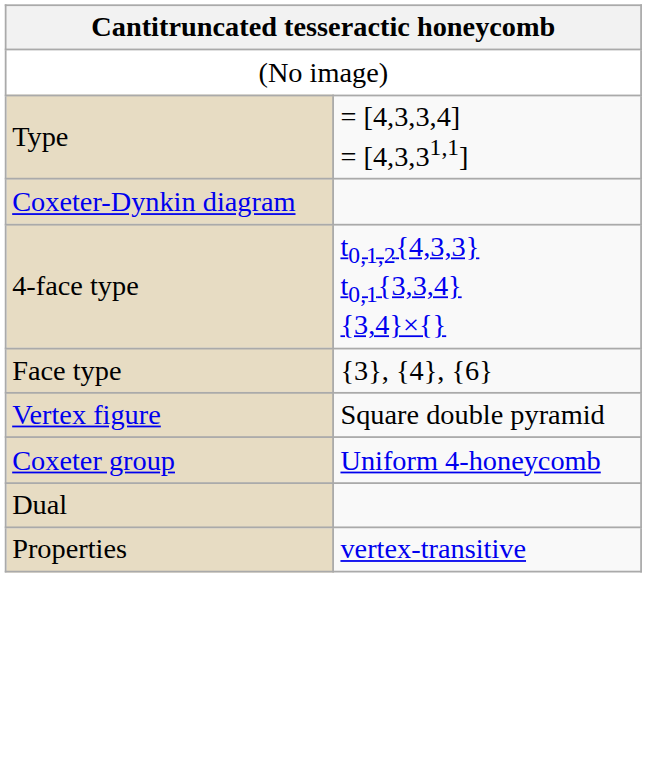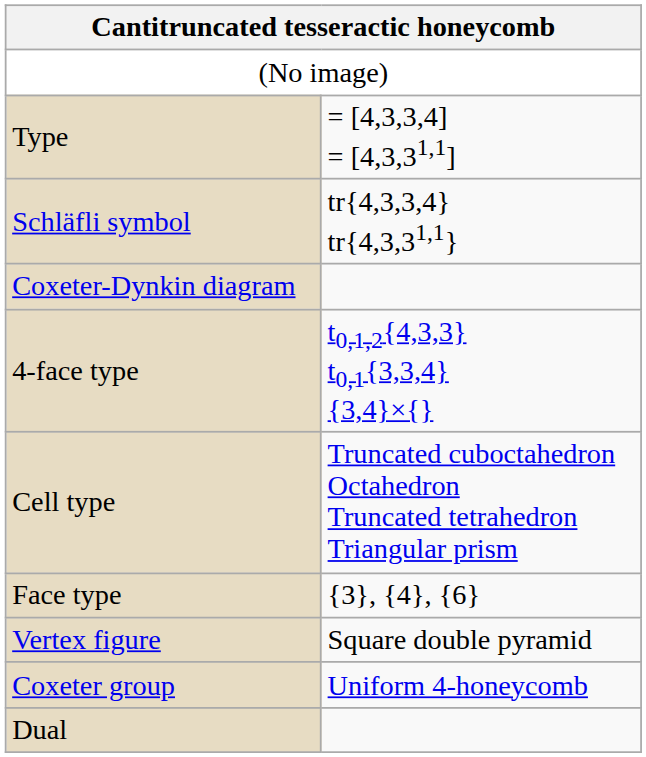+ row: (101, 221)
+ row: (64, 502)
- row: (70, 549)
